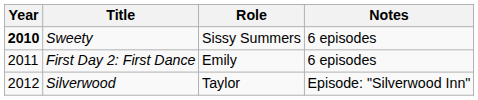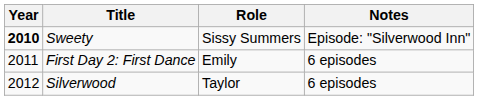(342, 38) 6 episodes -> (389, 38) Episode: "Silverwood Inn"
(389, 83) Episode: "Silverwood Inn" -> (342, 83) 6 episodes
